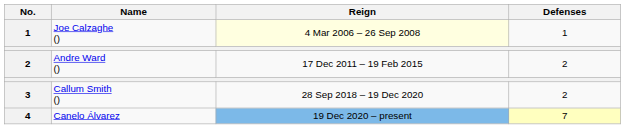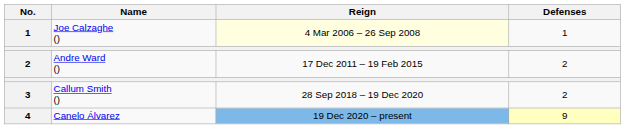(565, 116) 7 -> (565, 116) 9
